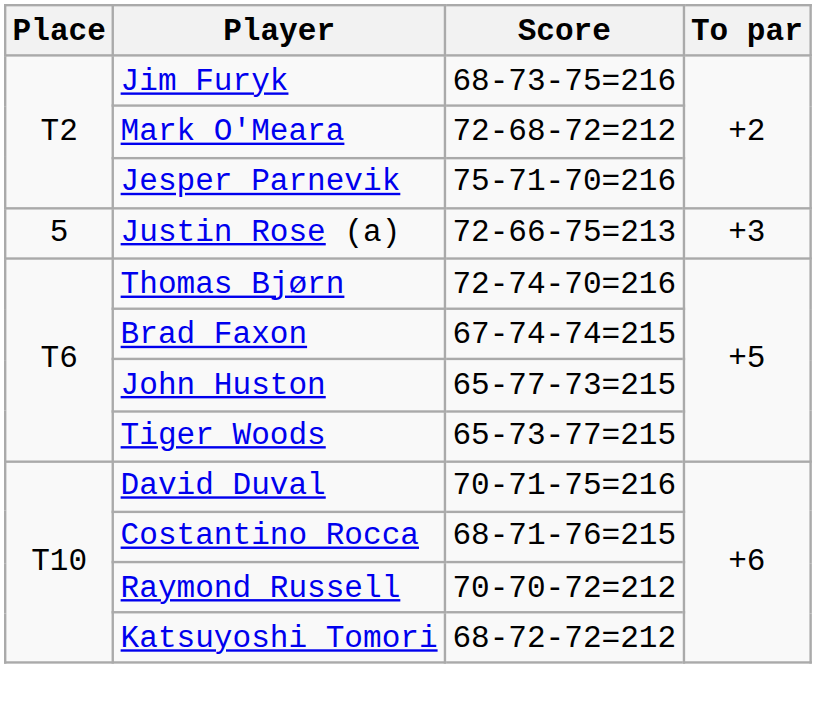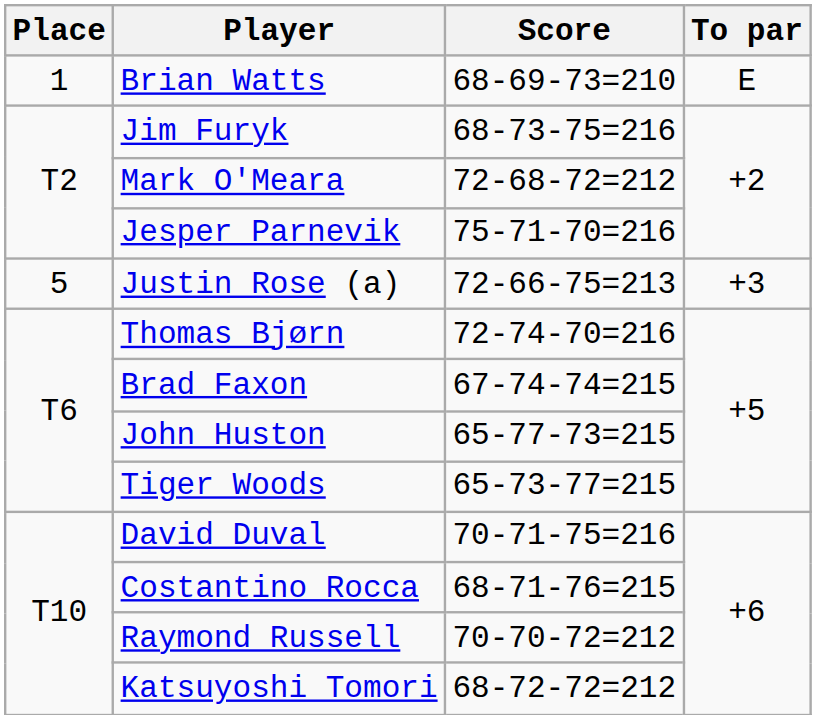+ row: (223, 81)
